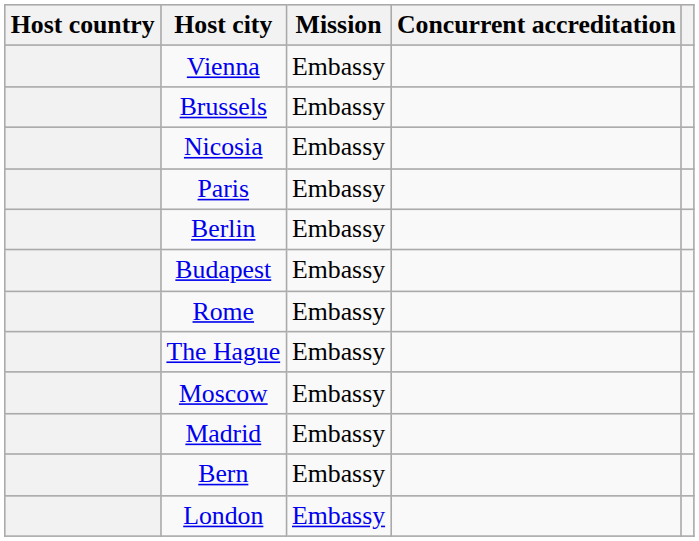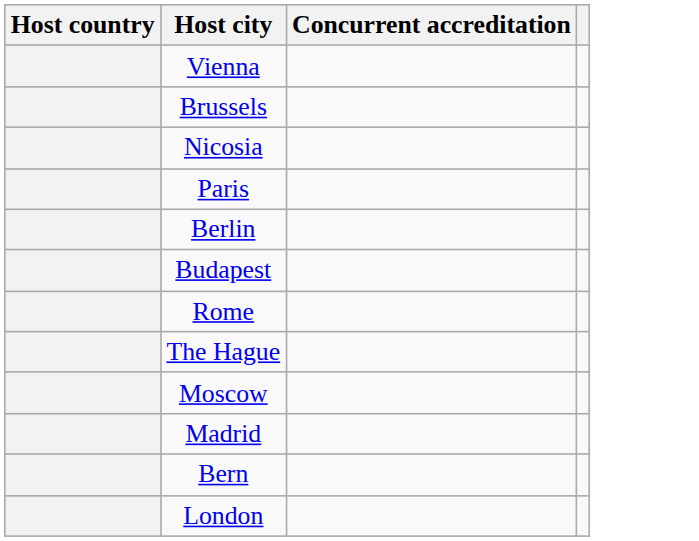- column: (339, 24)
